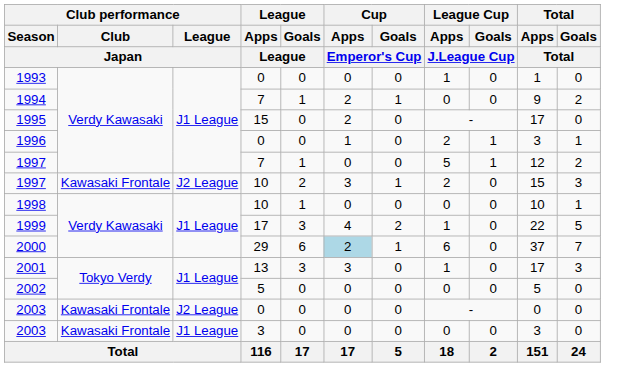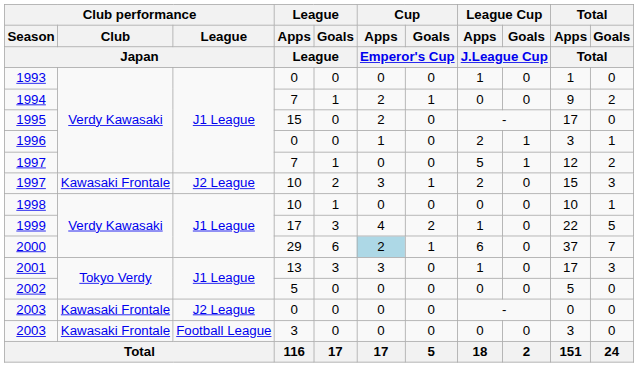(207, 330) J1 League -> (224, 330) Football League
